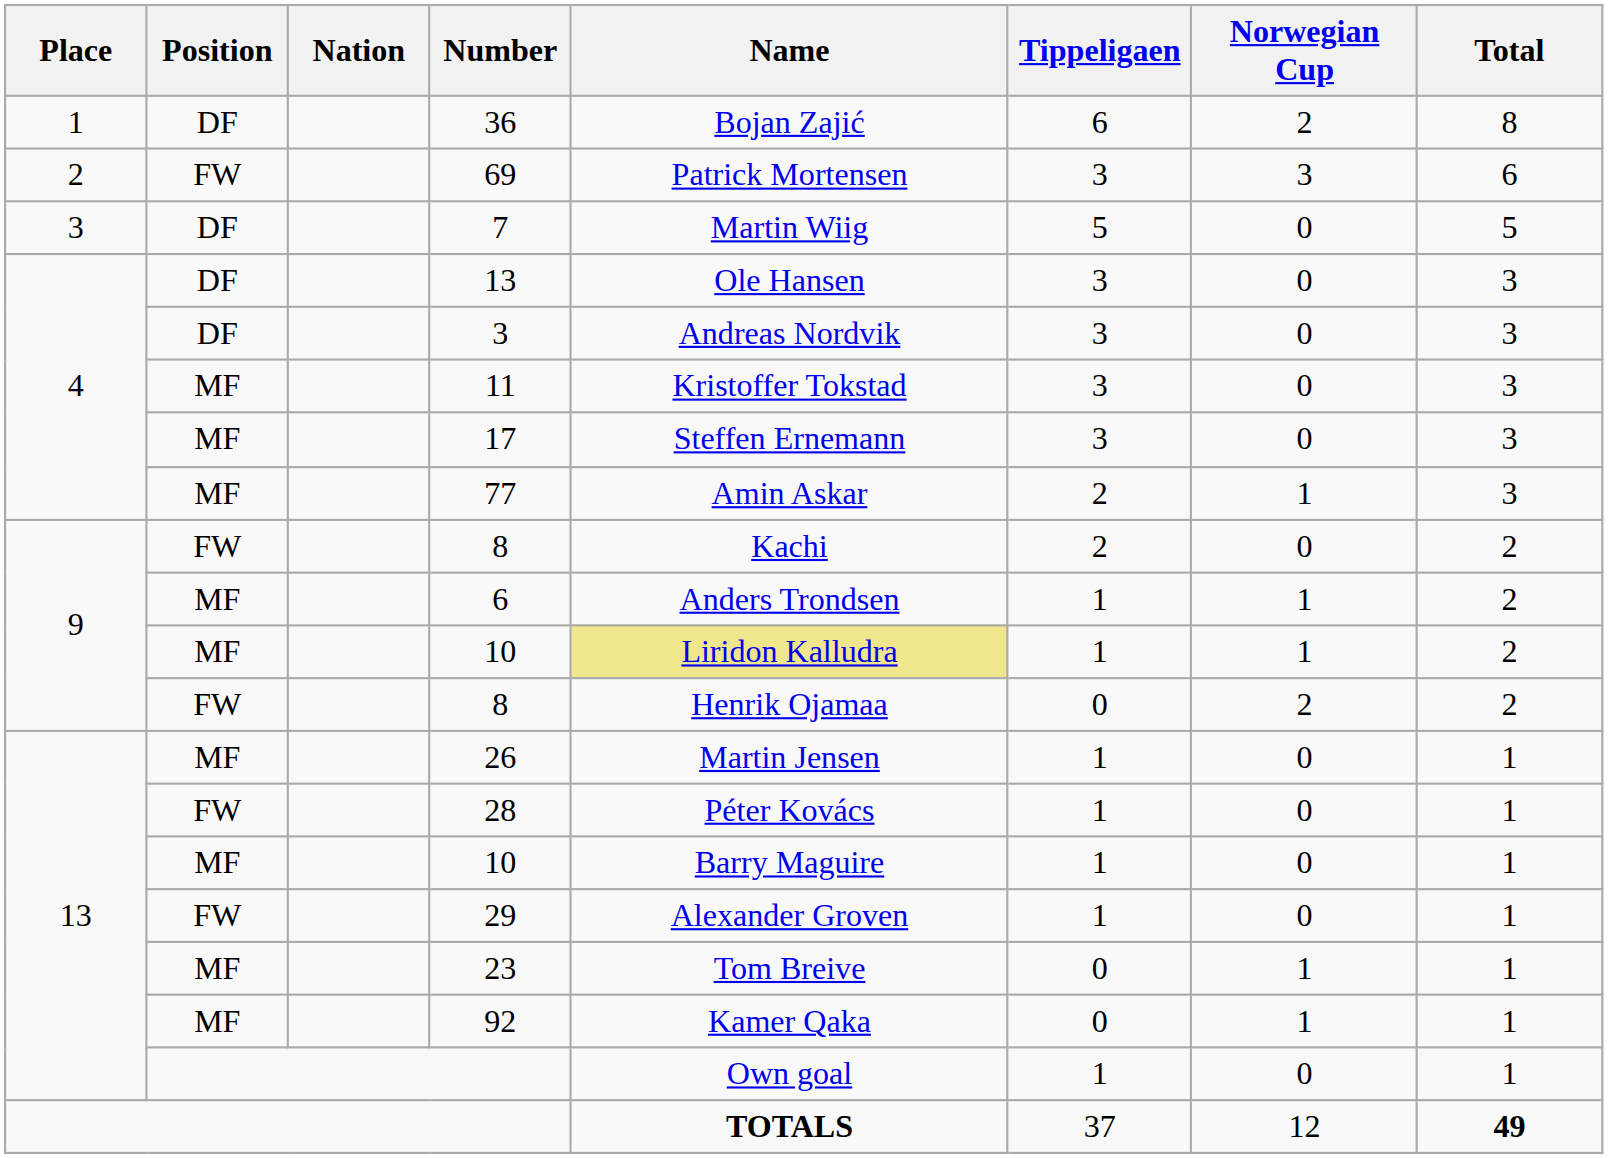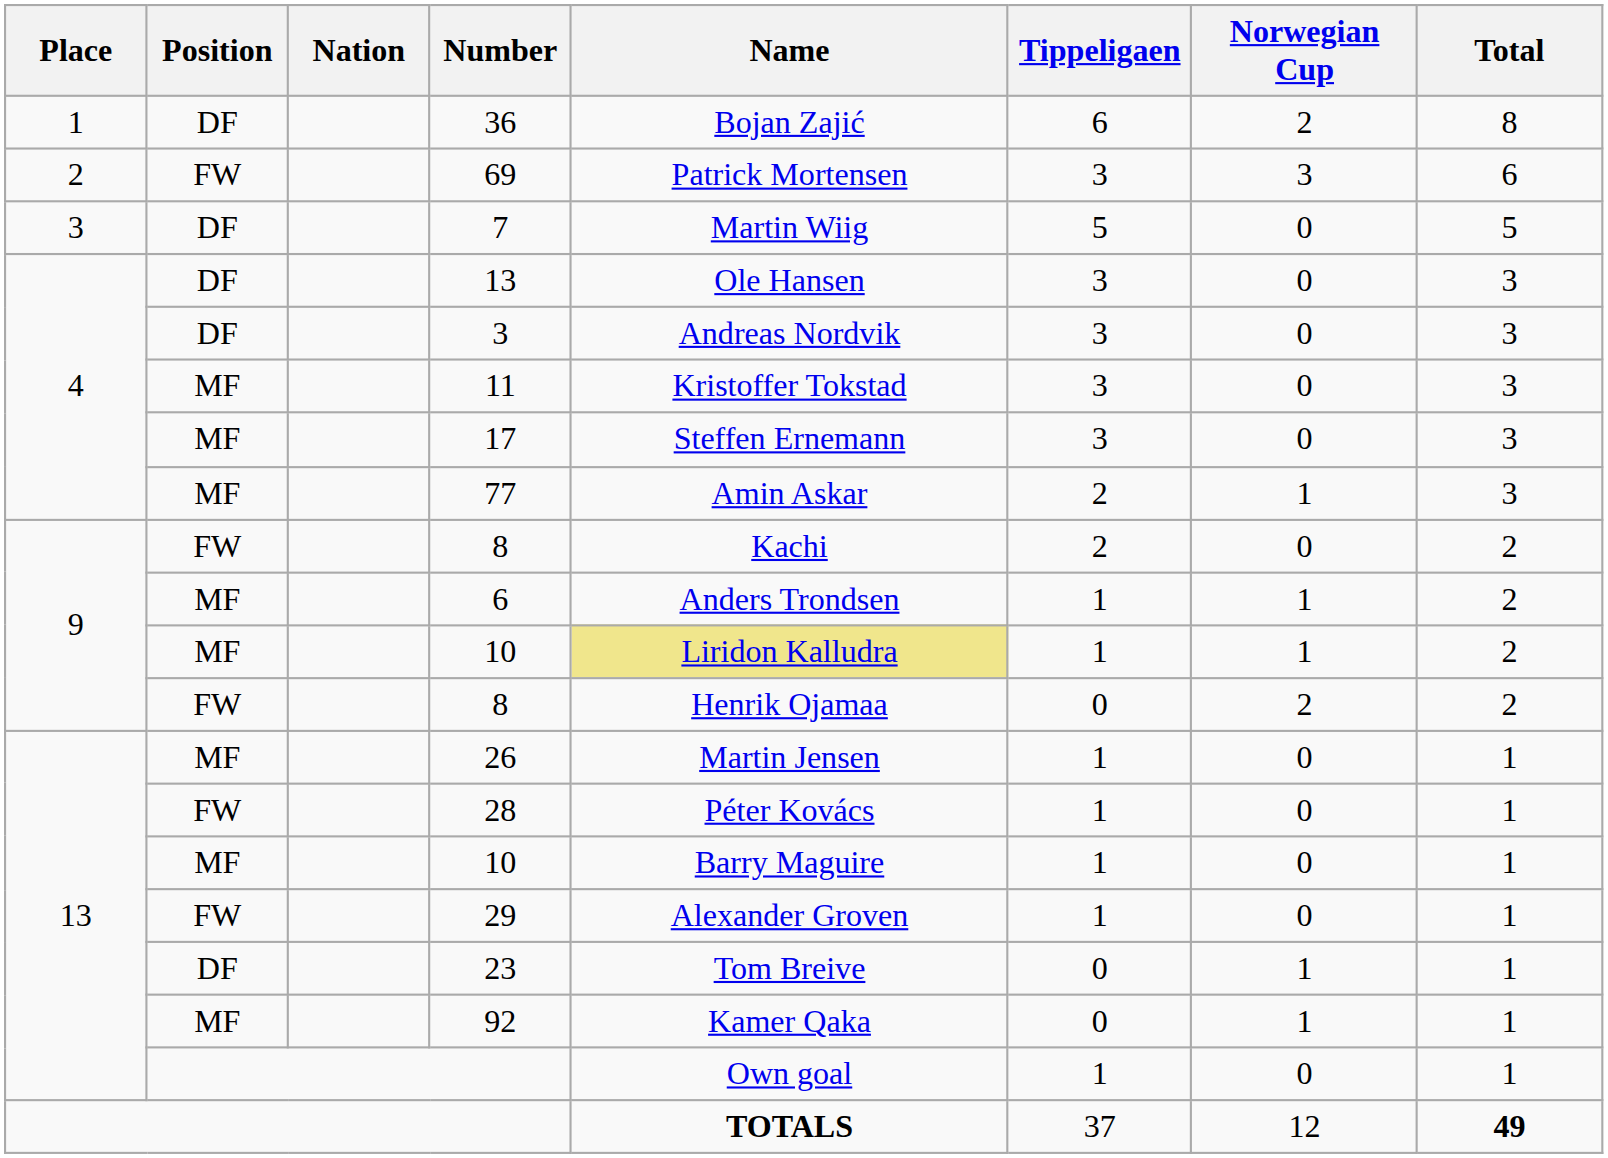(217, 968) MF -> (217, 968) DF
